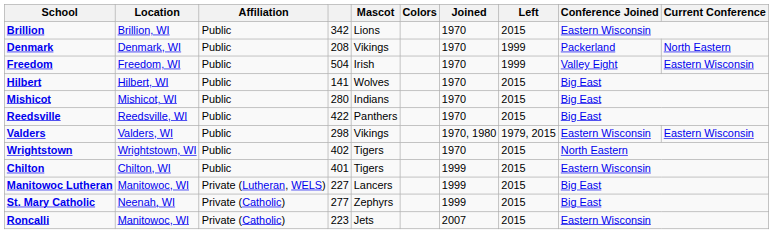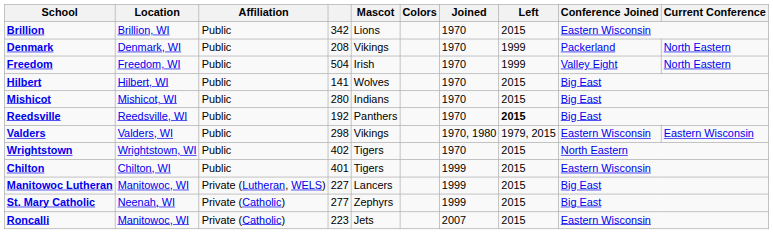(709, 64) Eastern Wisconsin -> (697, 64) North Eastern
(340, 116) 422 -> (340, 116) 192
(513, 116) normal -> (513, 116) bold
